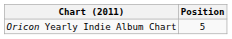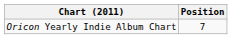(203, 27) 5 -> (203, 27) 7
